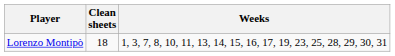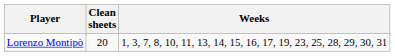(102, 42) 18 -> (102, 42) 20
